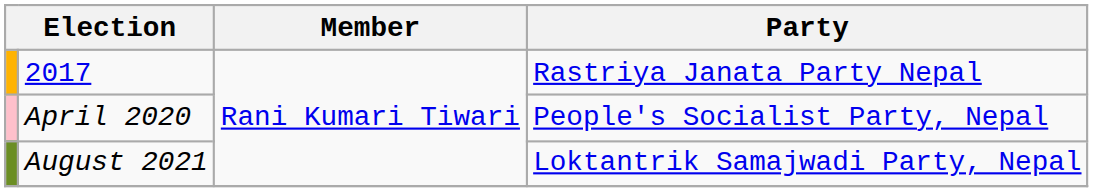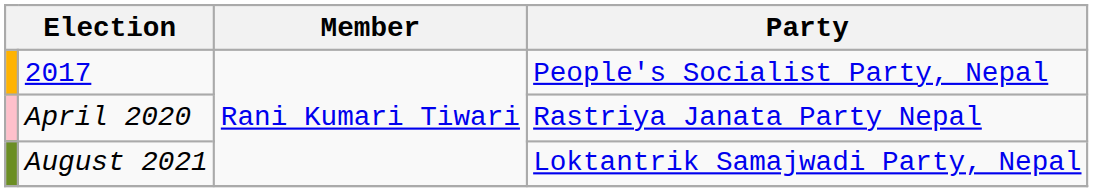(757, 73) Rastriya Janata Party Nepal -> (791, 73) People's Socialist Party, Nepal
(791, 118) People's Socialist Party, Nepal -> (757, 118) Rastriya Janata Party Nepal
